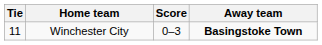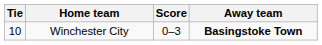(15, 31) 11 -> (15, 31) 10
